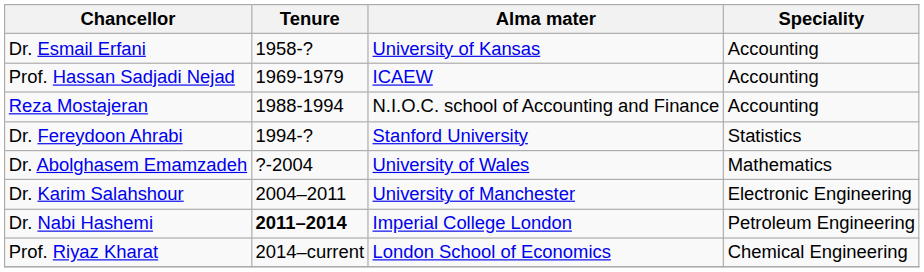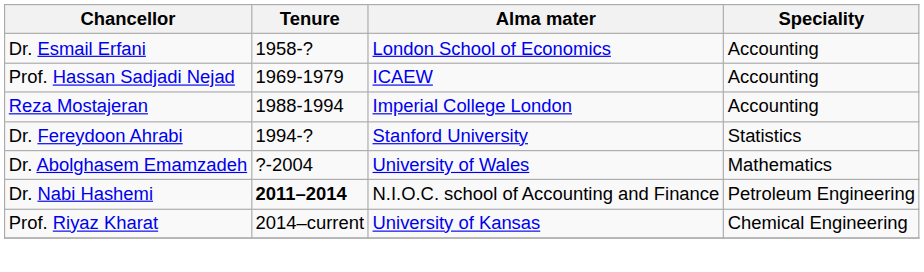(456, 48) University of Kansas -> (492, 48) London School of Economics
(546, 106) N.I.O.C. school of Accounting and Finance -> (472, 106) Imperial College London
- row: (96, 194)
(472, 223) Imperial College London -> (546, 194) N.I.O.C. school of Accounting and Finance
(492, 252) London School of Economics -> (456, 223) University of Kansas
